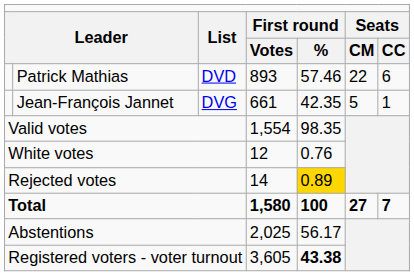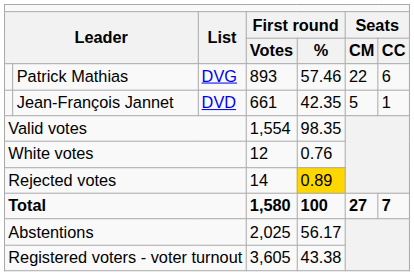(219, 76) DVD -> (219, 76) DVG
(219, 102) DVG -> (219, 102) DVD
(321, 257) bold -> (321, 257) normal
